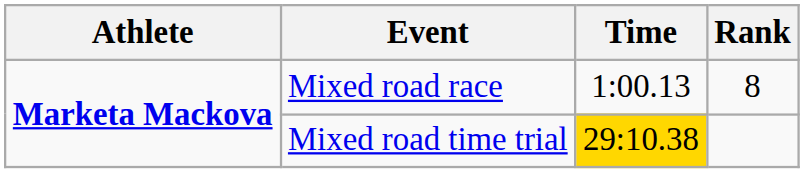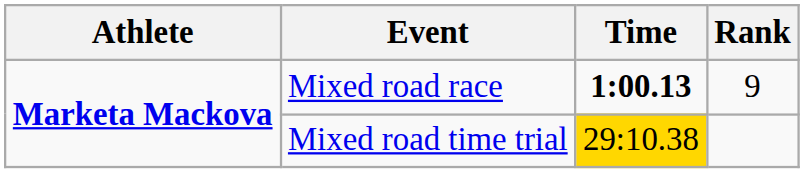(641, 86) normal -> (641, 86) bold
(753, 86) 8 -> (753, 86) 9
